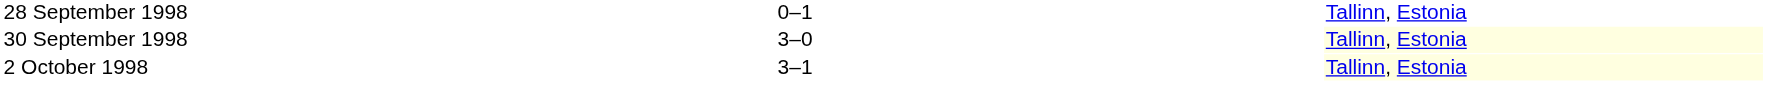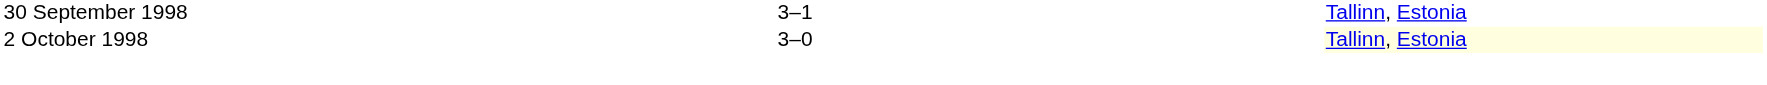- row: (96, 12)
(795, 39) 3–0 -> (795, 12) 3–1
(1396, 39) lightyellow background -> (1396, 12) no background
(795, 67) 3–1 -> (795, 39) 3–0
